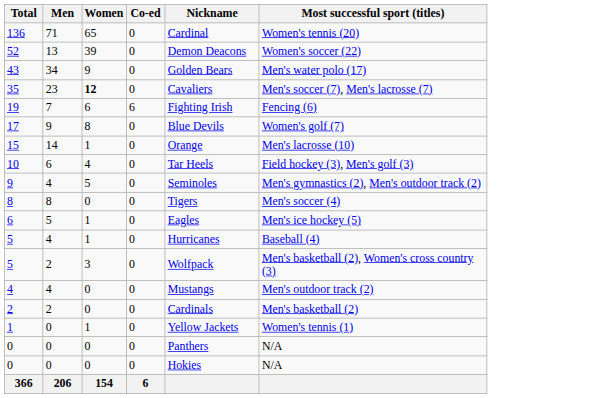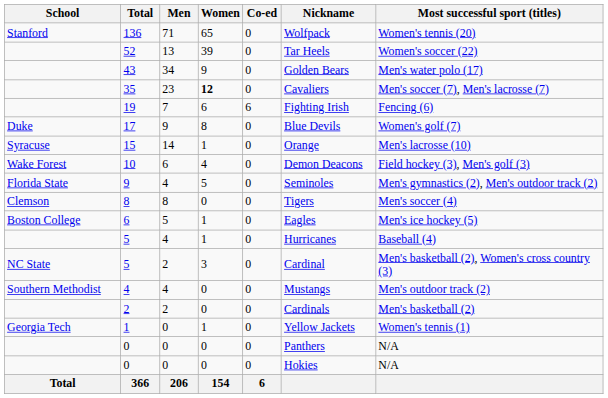+ column: (63, 13)
(188, 32) Cardinal -> (307, 32) Wolfpack
(207, 51) Demon Deacons -> (307, 51) Tar Heels
(190, 164) Tar Heels -> (323, 164) Demon Deacons
(191, 264) Wolfpack -> (304, 264) Cardinal
